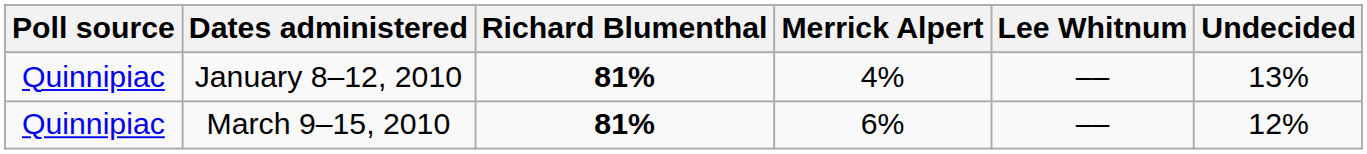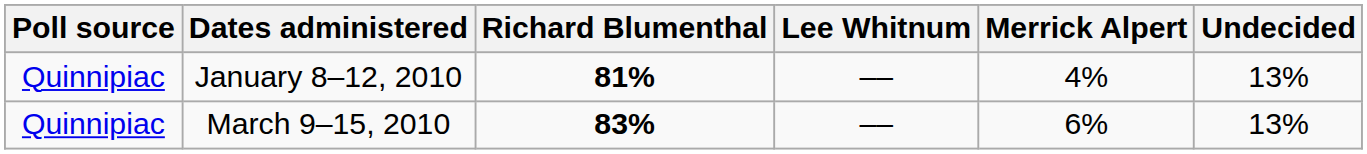columns swapped: (882, 28) <-> (1092, 28)
(625, 124) 81% -> (625, 124) 83%
(1279, 124) 12% -> (1279, 124) 13%
